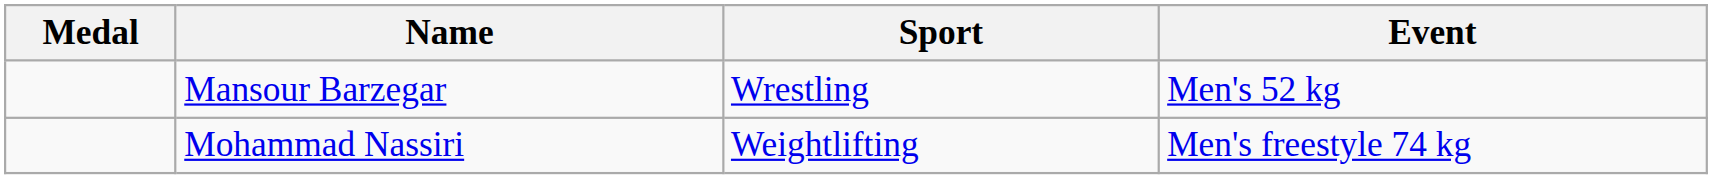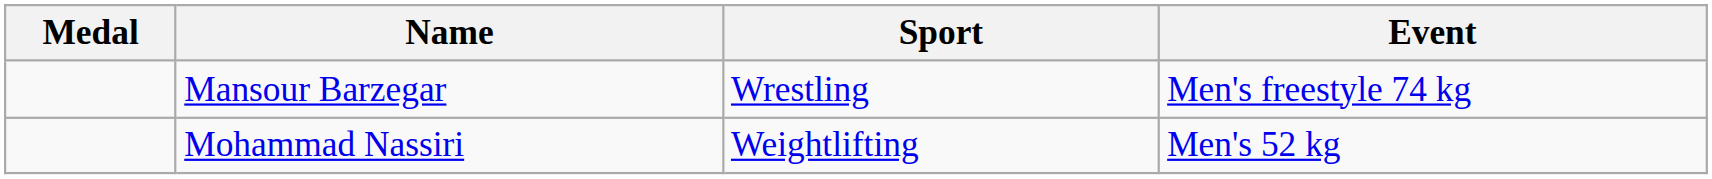(1254, 88) Men's 52 kg -> (1319, 88) Men's freestyle 74 kg
(1319, 144) Men's freestyle 74 kg -> (1254, 144) Men's 52 kg
